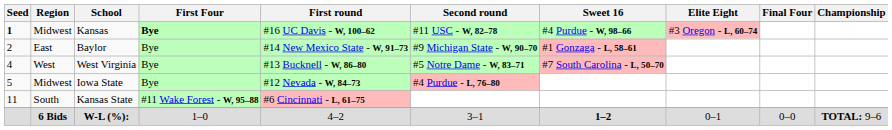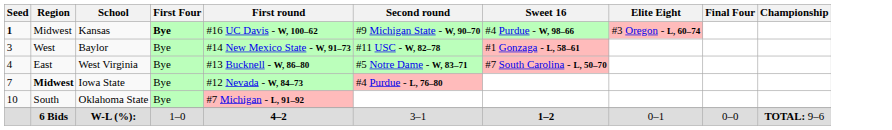(455, 30) #11 USC - W, 82–78 -> (418, 30) #9 Michigan State - W, 90–70
(10, 47) 2 -> (10, 47) 3
(43, 47) East -> (44, 47) West
(475, 47) #9 Michigan State - W, 90–70 -> (398, 47) #11 USC - W, 82–78
(44, 64) West -> (43, 64) East
(10, 82) 5 -> (10, 82) 7
(53, 82) normal -> (54, 82) bold
+ row: (113, 99)
- row: (105, 99)
(336, 116) normal -> (279, 116) bold
